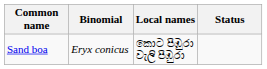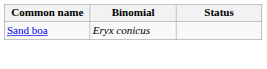- column: (165, 19)
